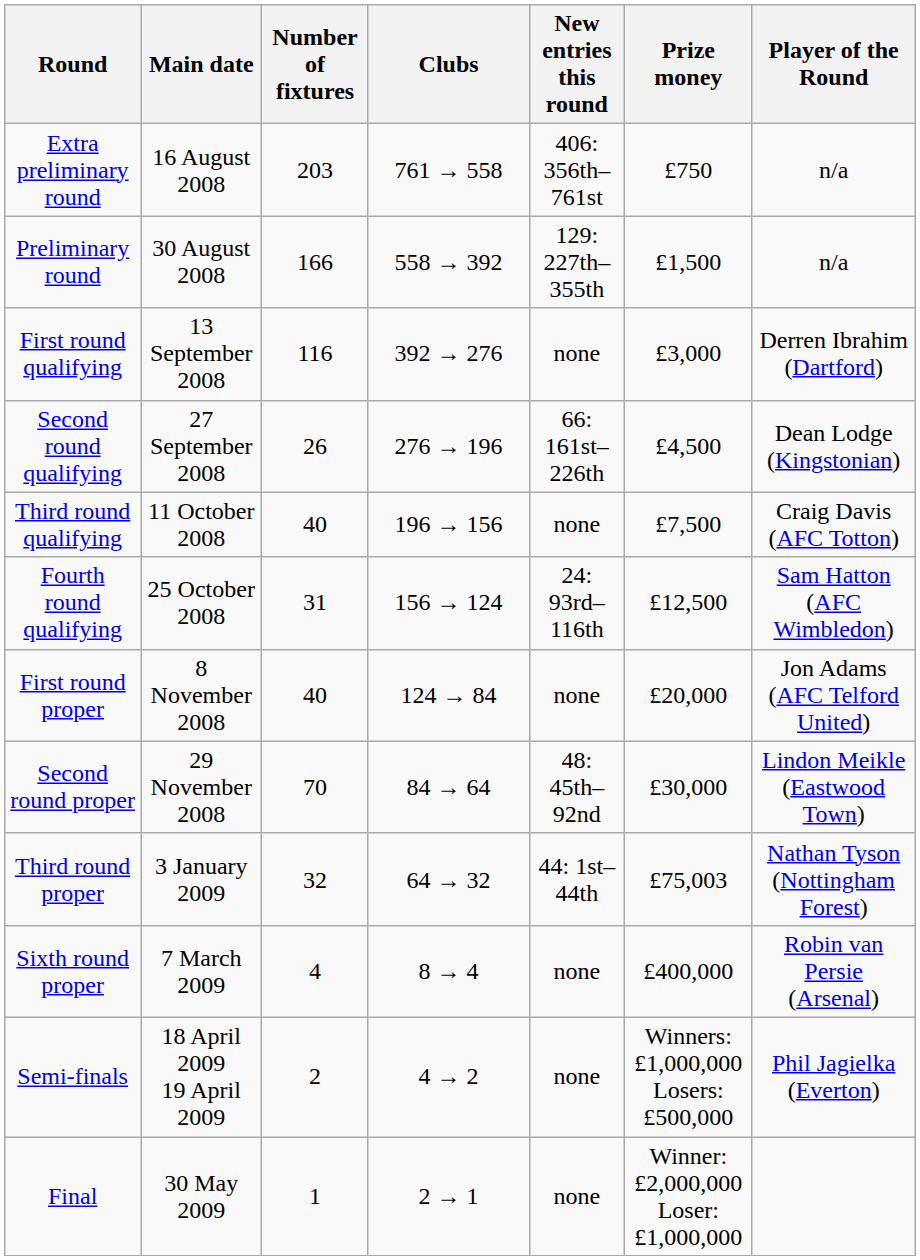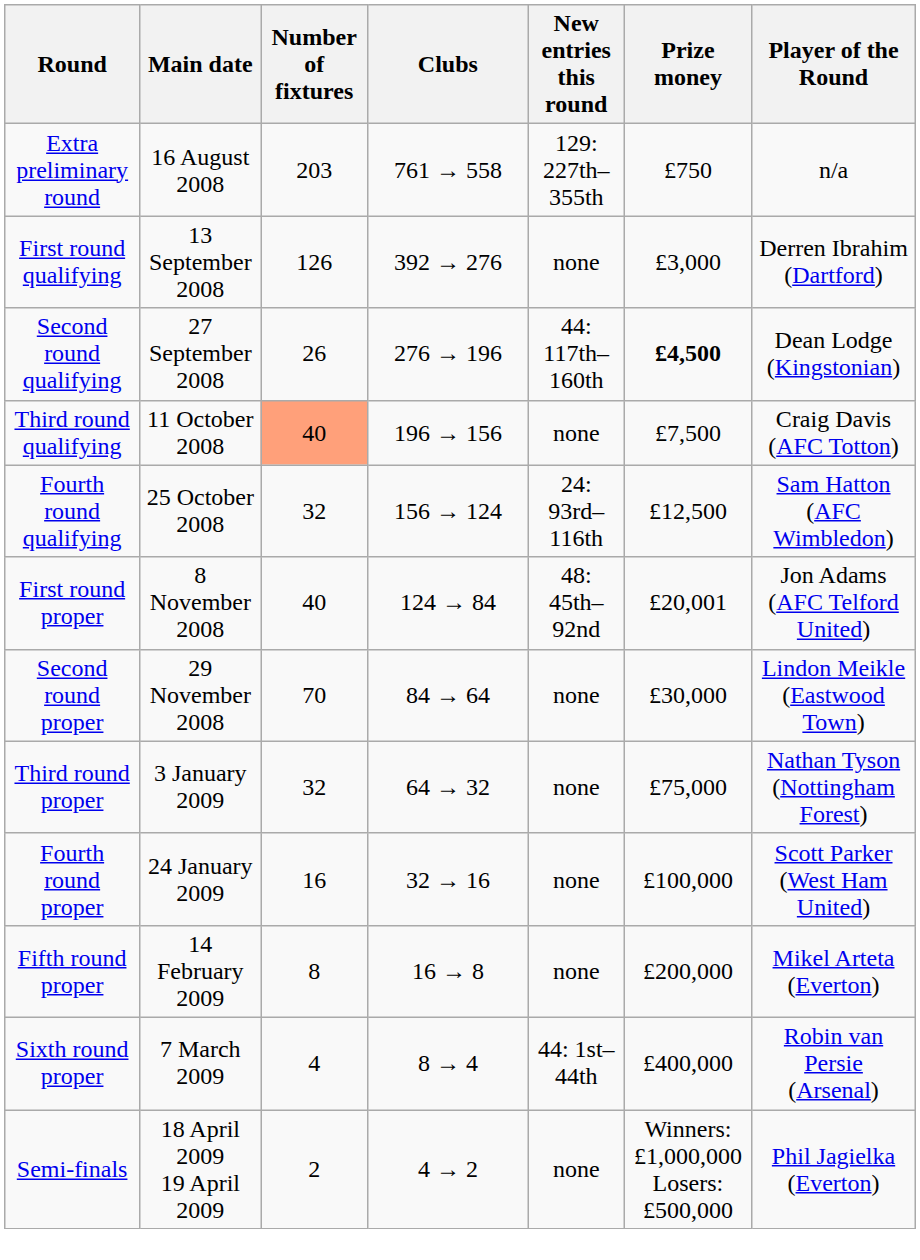(577, 169) 406: 356th–761st -> (576, 169) 129: 227th–355th
- row: (73, 261)
(315, 353) 116 -> (314, 261) 126
(577, 445) 66: 161st–226th -> (576, 353) 44: 117th–160th
(688, 445) normal -> (688, 353) bold
(315, 524) no background -> (314, 432) lightsalmon background
(315, 602) 31 -> (314, 510) 32
(577, 694) none -> (576, 602) 48: 45th–92nd
(688, 694) £20,000 -> (688, 602) £20,001
(577, 787) 48: 45th–92nd -> (576, 694) none
(577, 879) 44: 1st–44th -> (576, 787) none
(688, 879) £75,003 -> (688, 787) £75,000
+ row: (72, 879)
+ row: (72, 971)
(577, 971) none -> (576, 1063) 44: 1st–44th
- row: (73, 1195)
